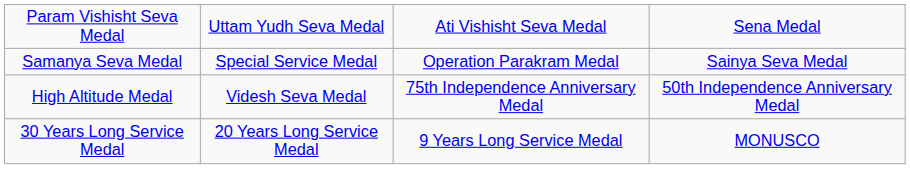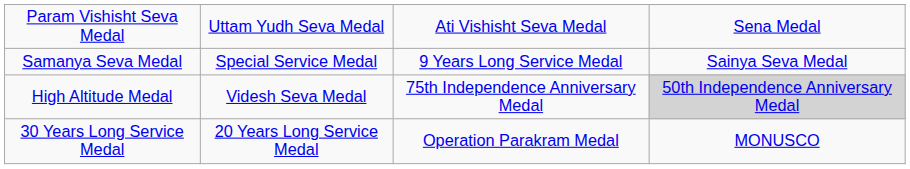(521, 61) Operation Parakram Medal -> (521, 61) 9 Years Long Service Medal
(777, 96) no background -> (777, 96) lightgrey background
(521, 140) 9 Years Long Service Medal -> (521, 140) Operation Parakram Medal
